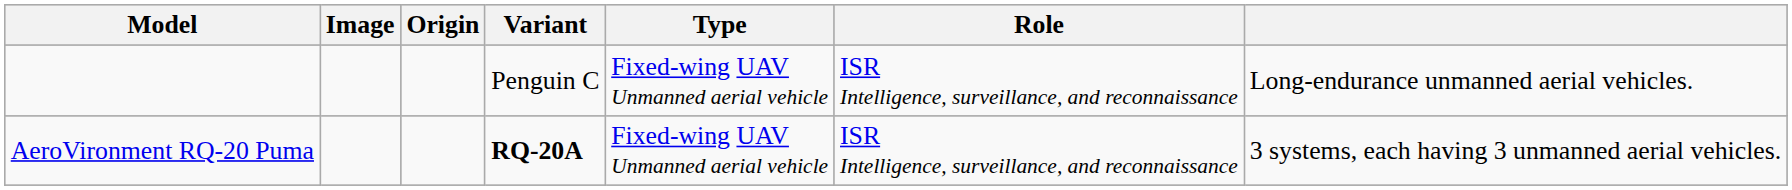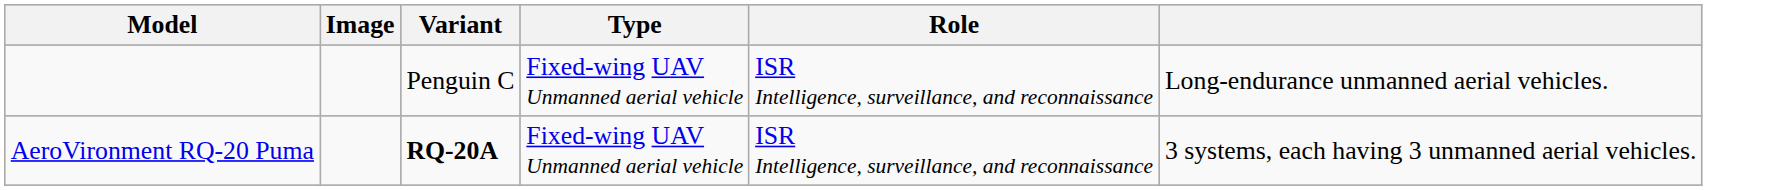- column: (443, 24)
